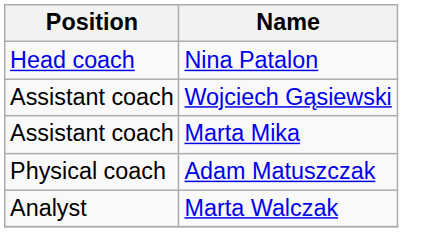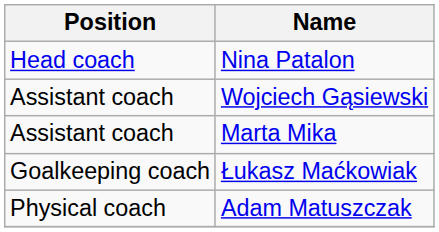+ row: (319, 171)
- row: (261, 208)
